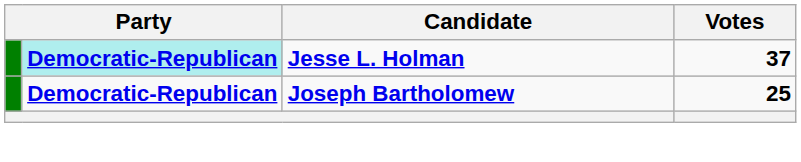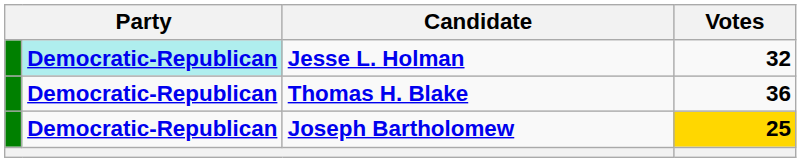(778, 57) 37 -> (778, 57) 32
+ row: (378, 93)
(778, 93) no background -> (778, 128) gold background
